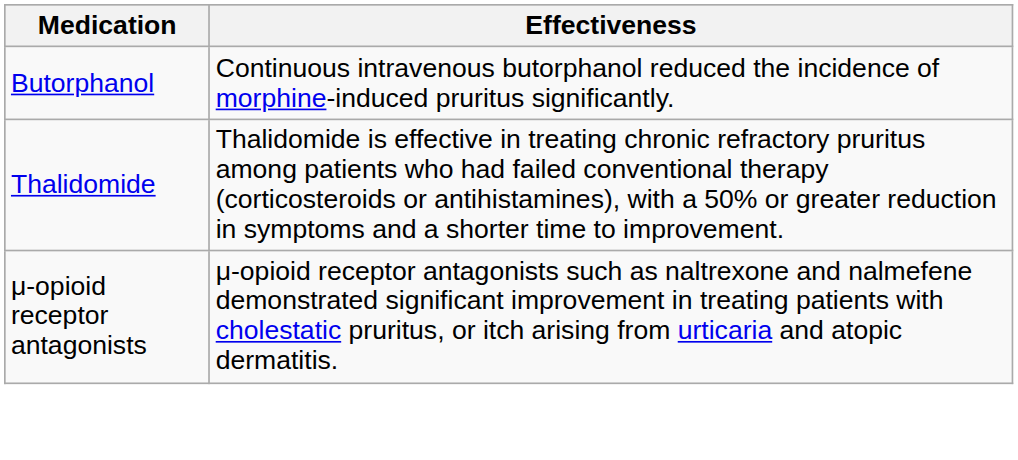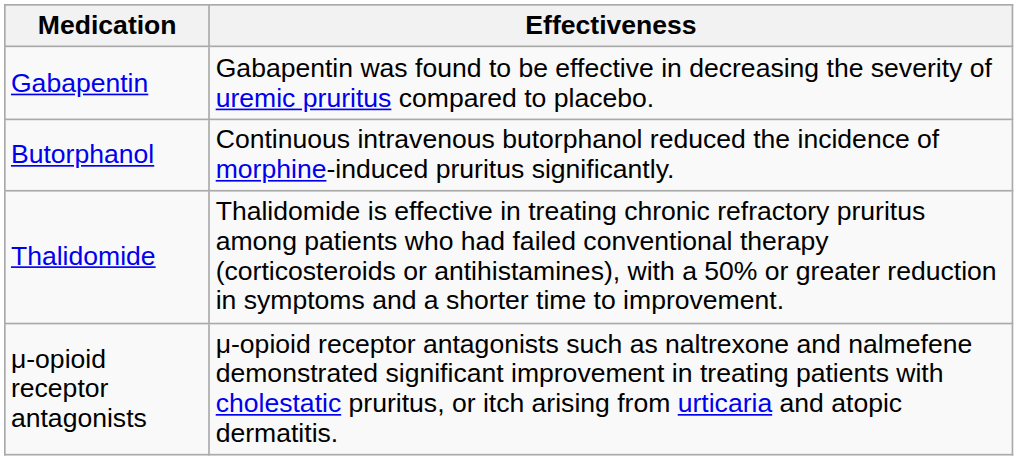+ row: (80, 82)
